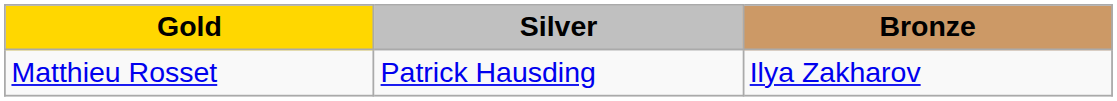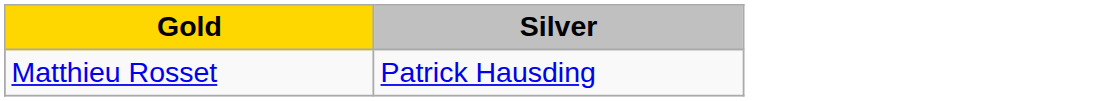- column: (928, 27)
